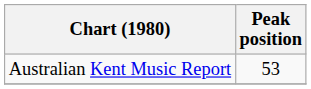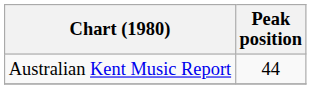(271, 68) 53 -> (271, 68) 44
